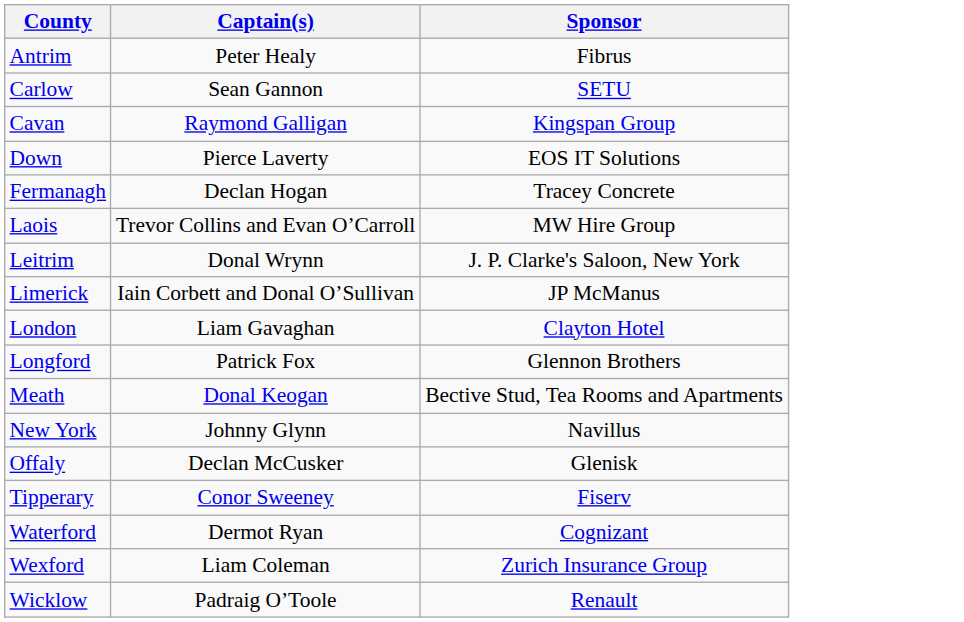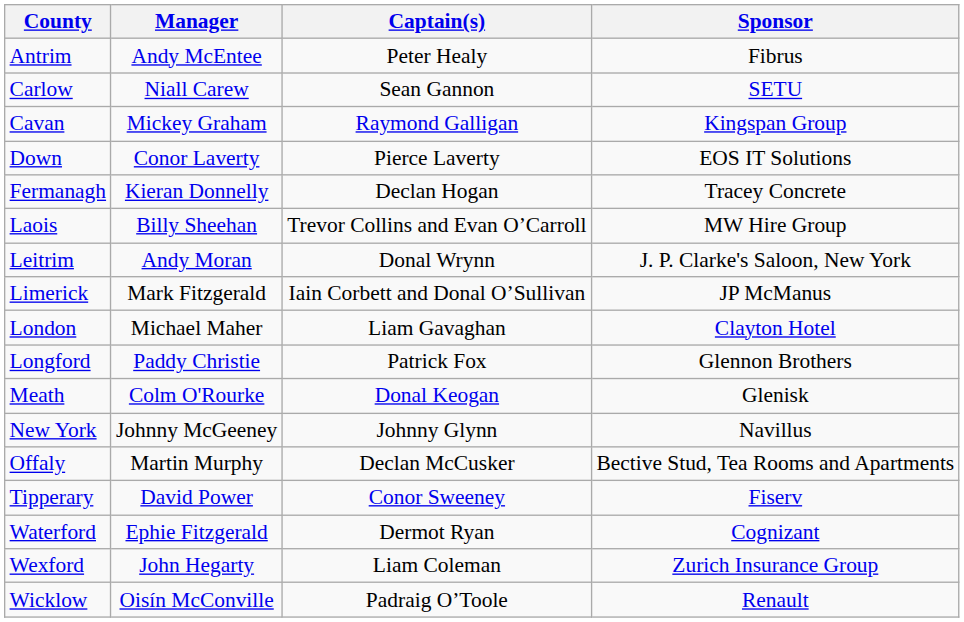+ column: (197, 21)
(604, 395) Bective Stud, Tea Rooms and Apartments -> (775, 395) Glenisk
(604, 463) Glenisk -> (775, 463) Bective Stud, Tea Rooms and Apartments
